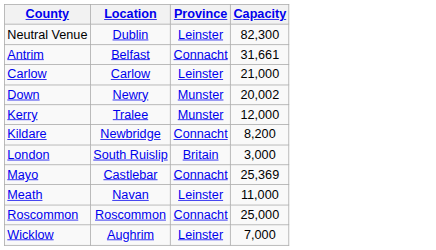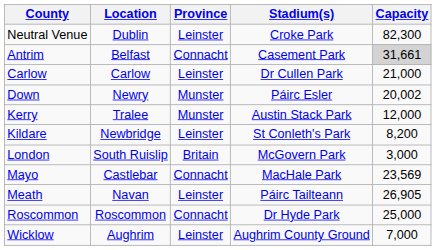+ column: (302, 14)
(260, 54) no background -> (402, 54) lightgrey background
(201, 134) Connacht -> (201, 134) Leinster
(260, 174) 25,369 -> (402, 174) 23,569
(260, 194) 11,000 -> (402, 194) 26,905
